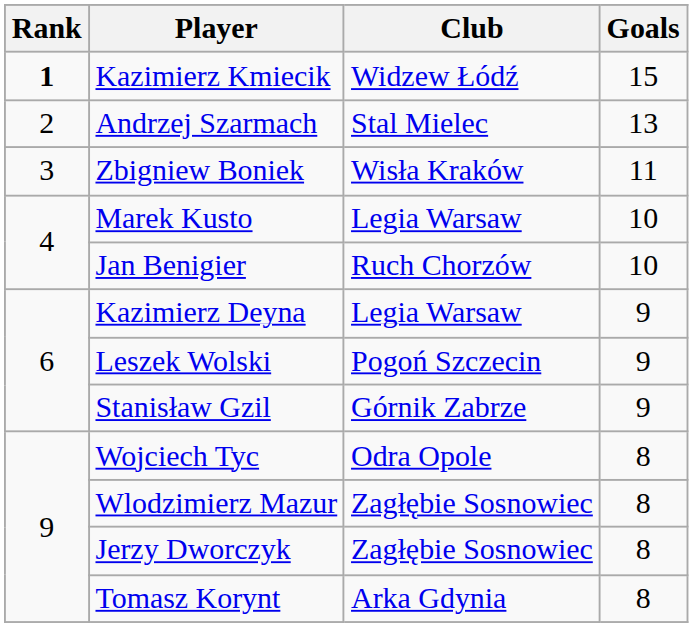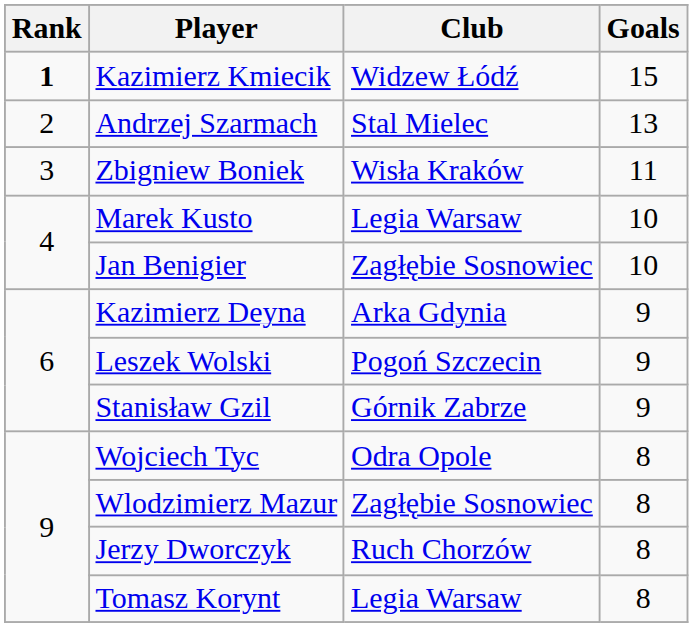(441, 265) Ruch Chorzów -> (472, 265) Zagłębie Sosnowiec
(436, 312) Legia Warsaw -> (429, 312) Arka Gdynia
(472, 550) Zagłębie Sosnowiec -> (441, 550) Ruch Chorzów
(429, 597) Arka Gdynia -> (436, 597) Legia Warsaw
